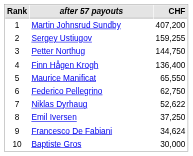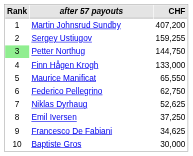(17, 52) no background -> (17, 52) lightgreen background
(170, 65) 136,400 -> (170, 65) 133,000
(173, 105) 52,622 -> (173, 105) 52,625
(173, 131) 34,624 -> (173, 131) 34,625
